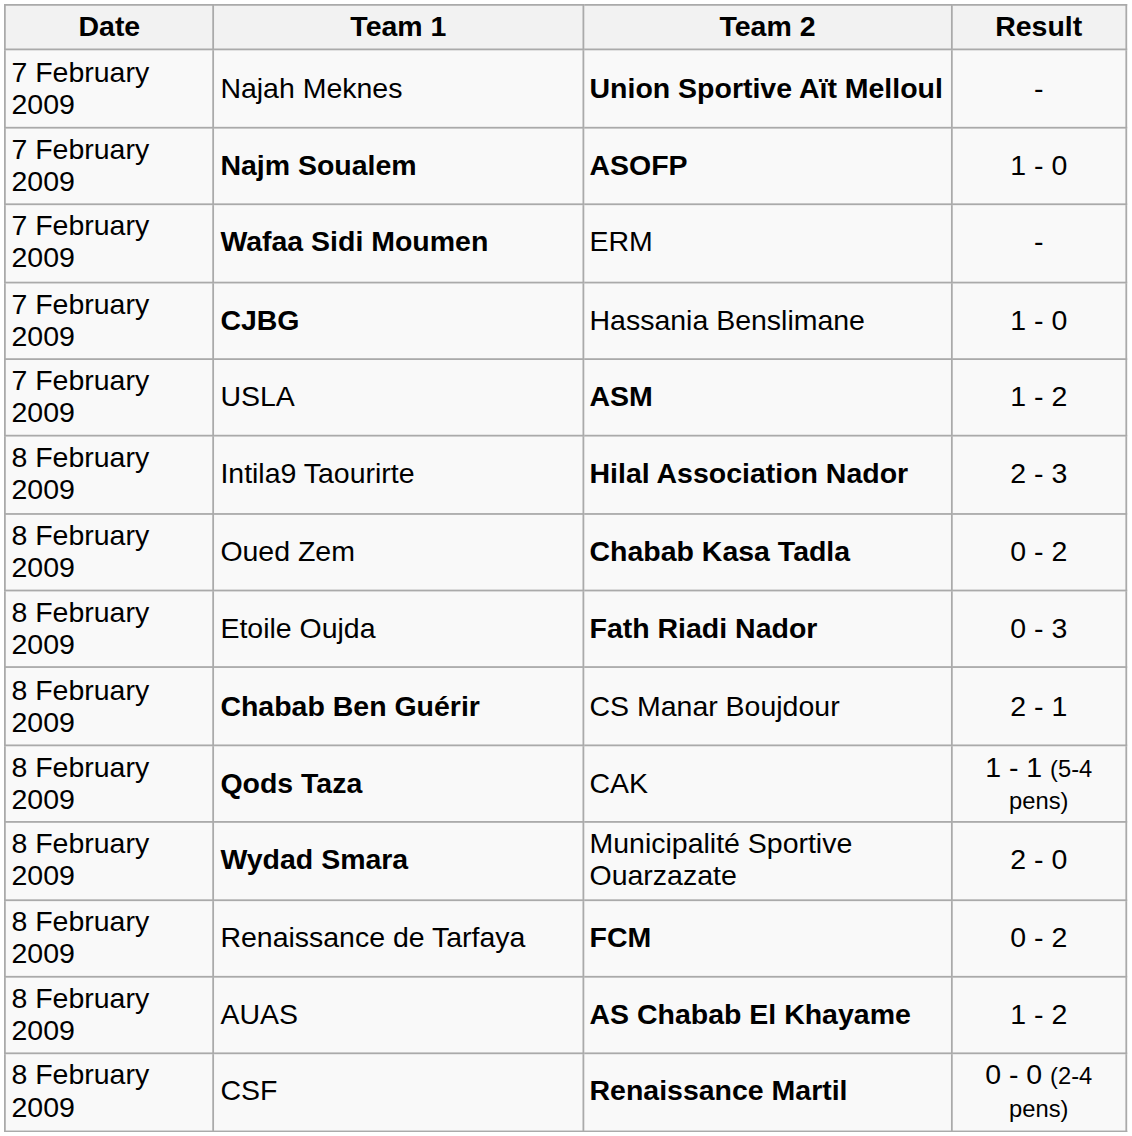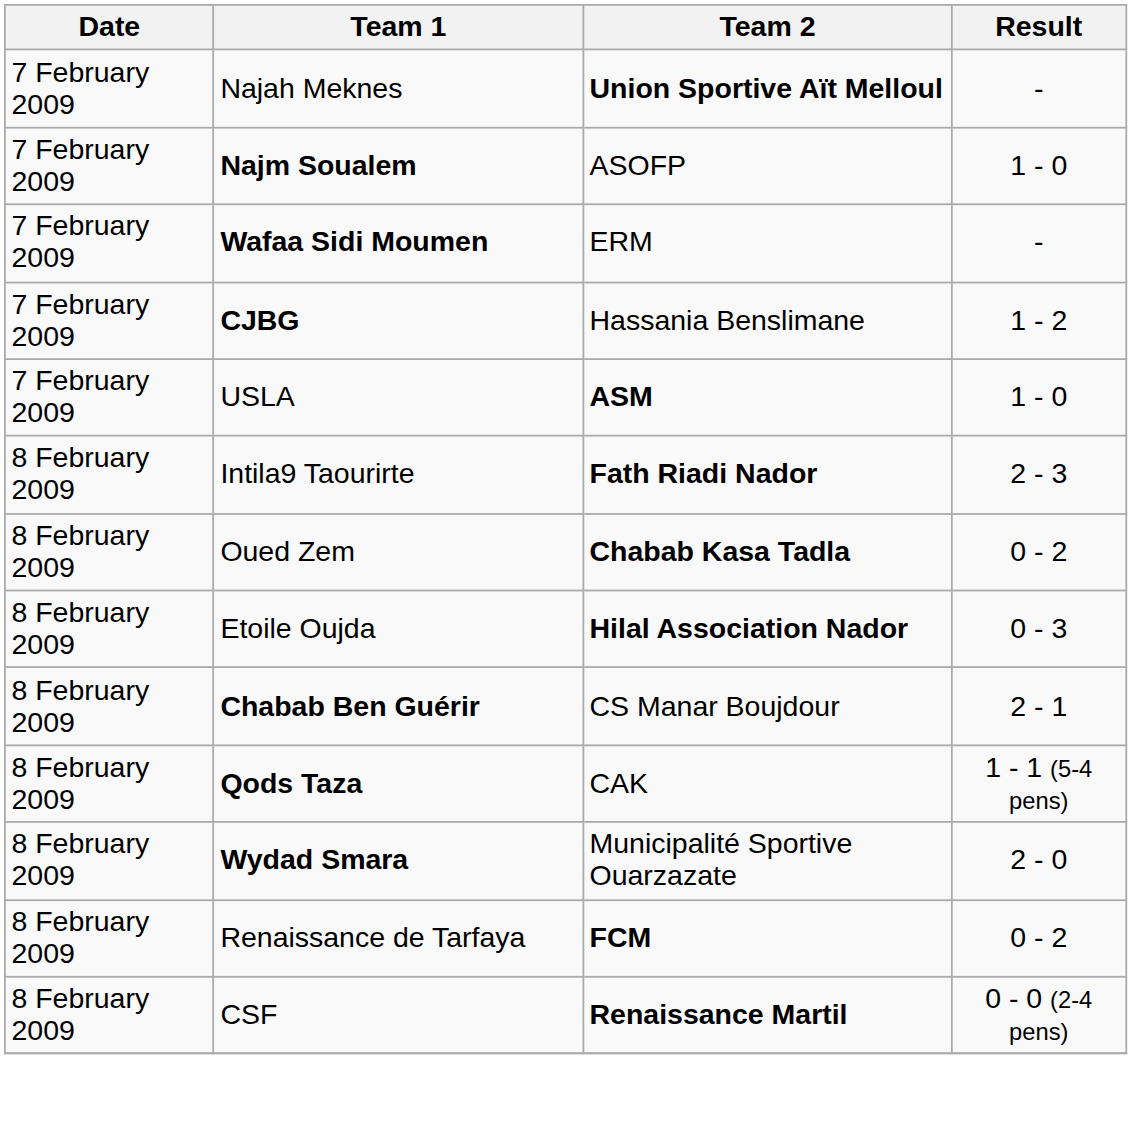(639, 165) bold -> (638, 165) normal
(1039, 319) 1 - 0 -> (1039, 319) 1 - 2
(1039, 397) 1 - 2 -> (1039, 397) 1 - 0
(749, 474) Hilal Association Nador -> (703, 474) Fath Riadi Nador
(703, 628) Fath Riadi Nador -> (749, 628) Hilal Association Nador
- row: (259, 1014)
